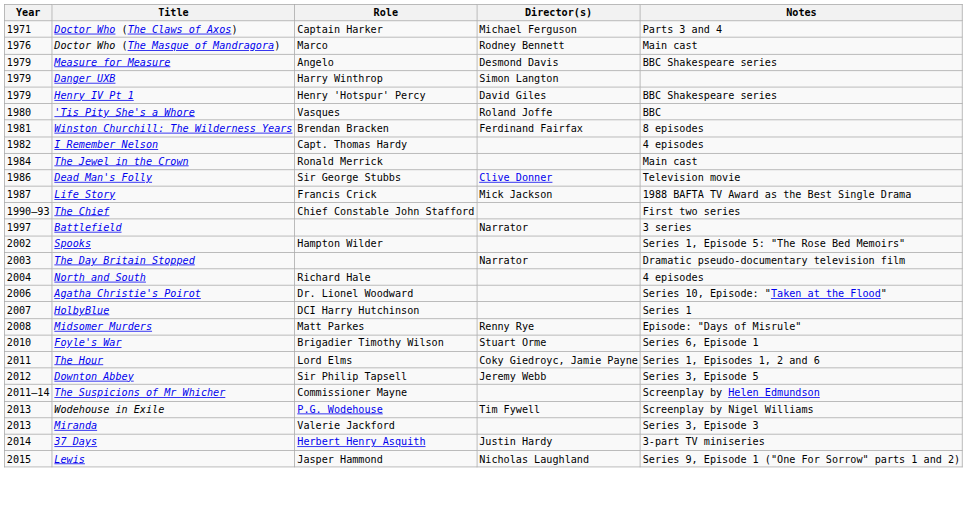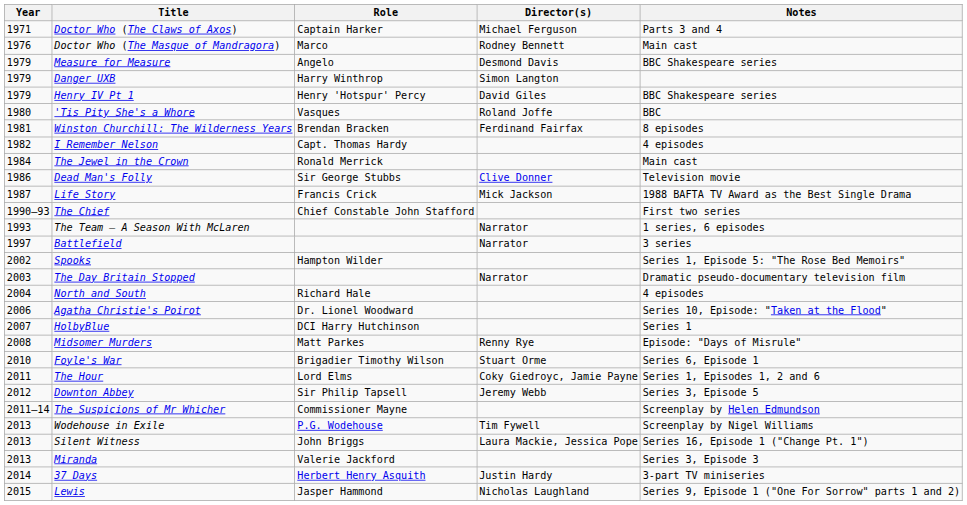+ row: (152, 227)
+ row: (97, 442)
